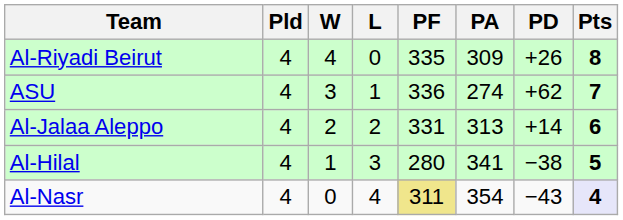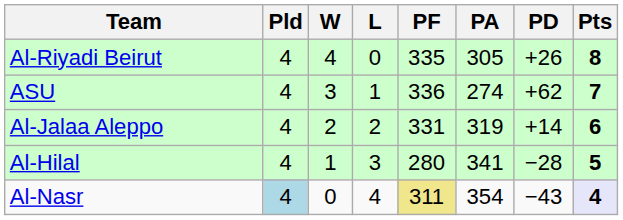(485, 57) 309 -> (485, 57) 305
(485, 127) 313 -> (485, 127) 319
(543, 162) −38 -> (543, 162) −28
(286, 197) no background -> (286, 197) lightblue background
